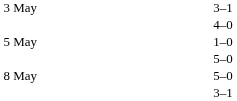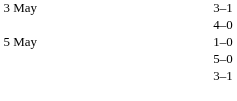- row: (20, 76)
